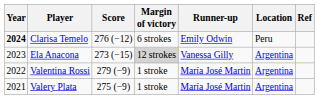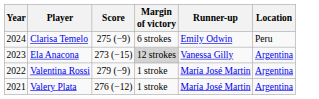- column: (305, 18)
(16, 39) bold -> (16, 39) normal
(113, 39) 276 (−12) -> (113, 39) 275 (−9)
(113, 87) 275 (−9) -> (113, 87) 276 (−12)
